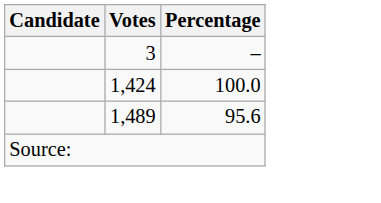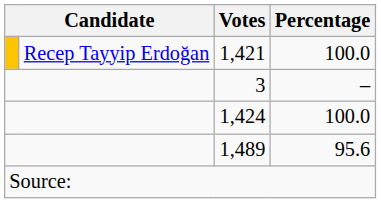+ row: (242, 52)
